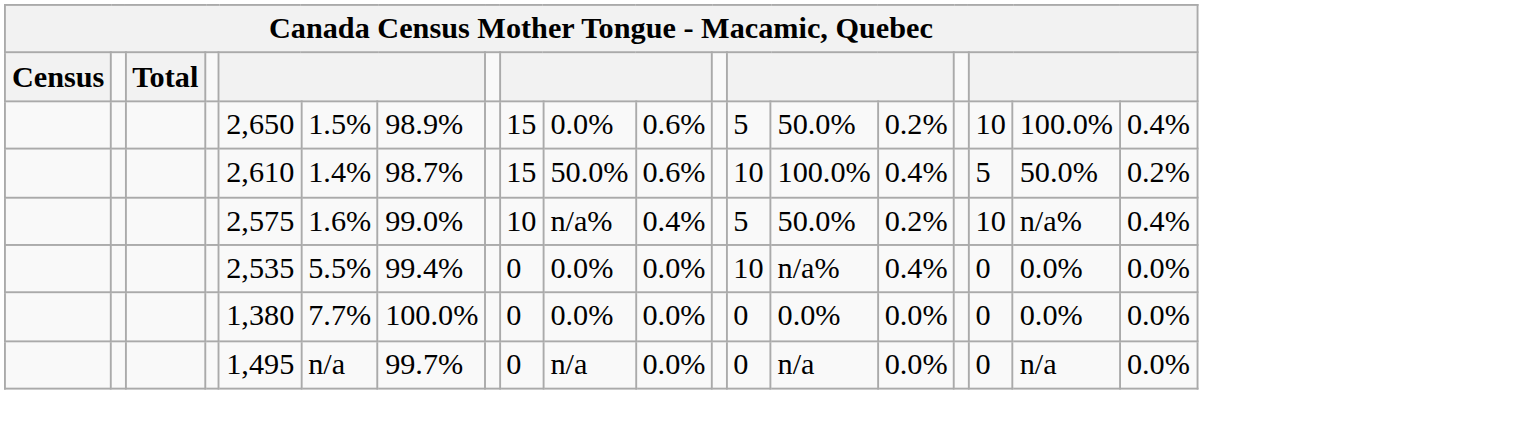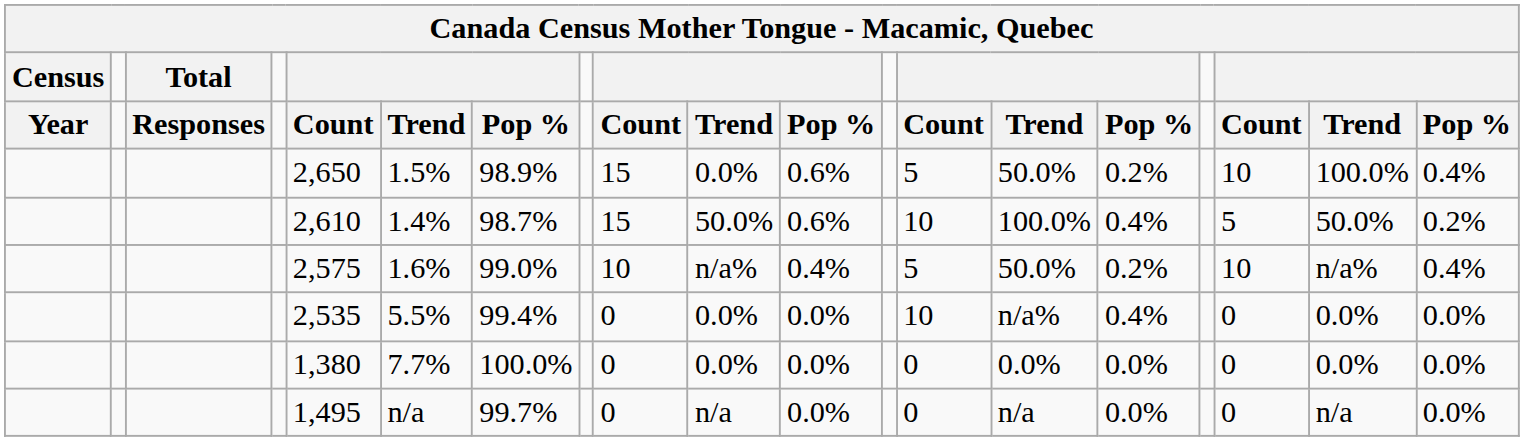+ row: (58, 124)
